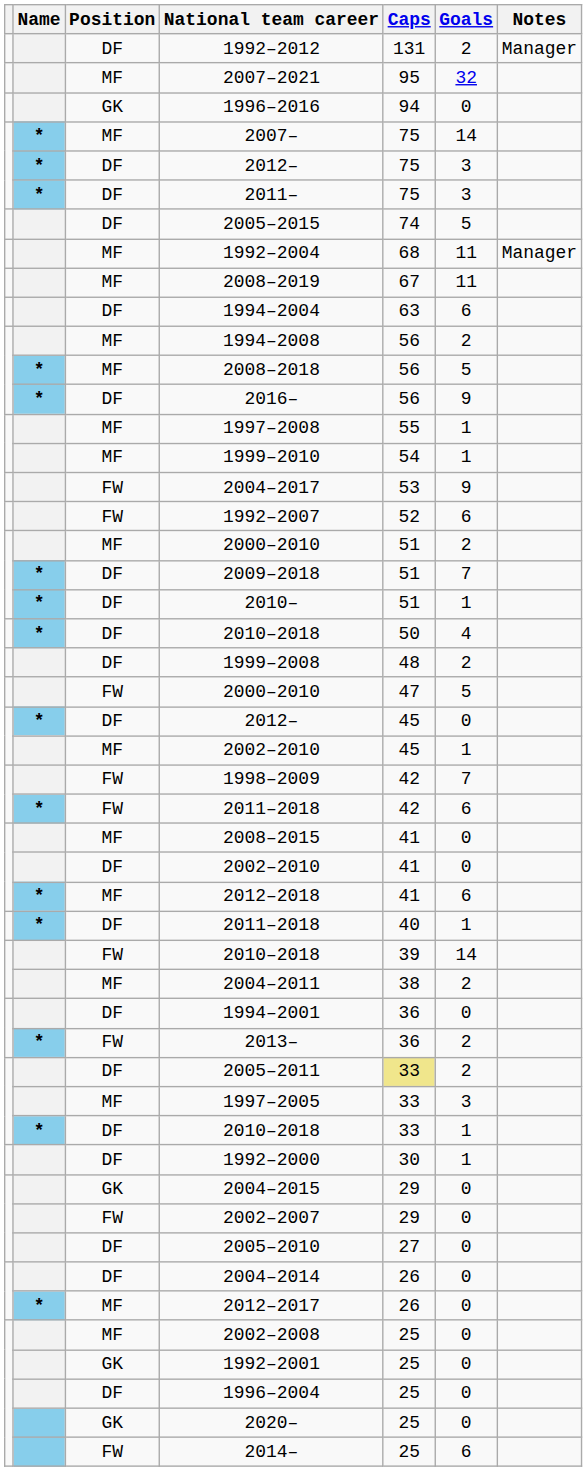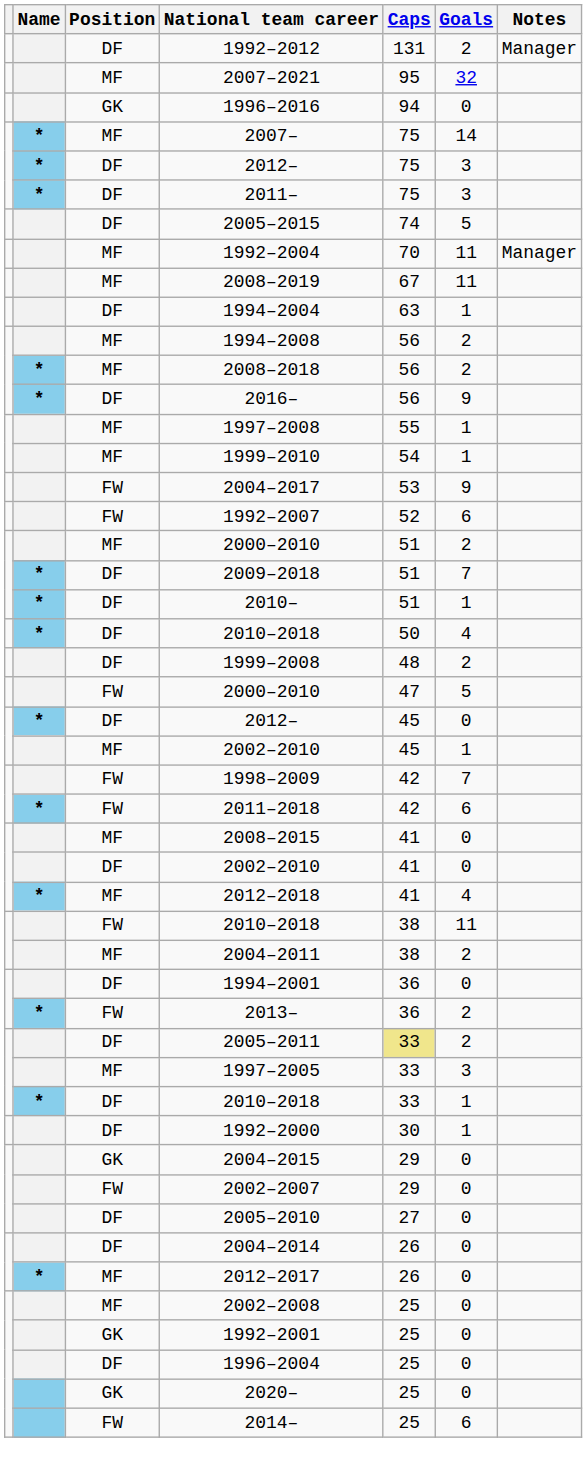(409, 253) 68 -> (409, 253) 70
(466, 312) 6 -> (466, 312) 1
(466, 370) 5 -> (466, 370) 2
(466, 896) 6 -> (466, 896) 4
- row: (112, 926)
(409, 955) 39 -> (409, 926) 38
(466, 955) 14 -> (466, 926) 11
